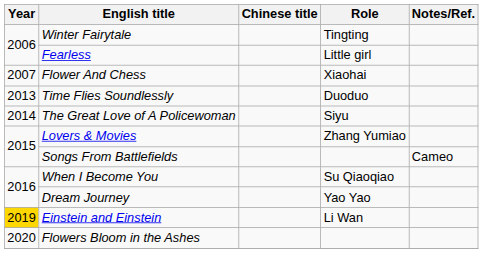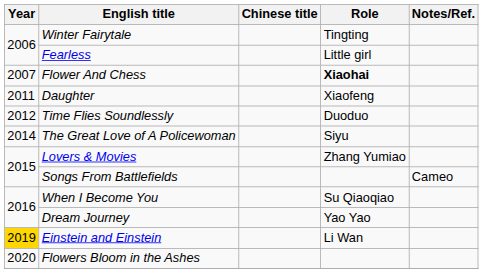(345, 75) normal -> (346, 75) bold
+ row: (68, 95)
(22, 95) 2013 -> (22, 116) 2012
